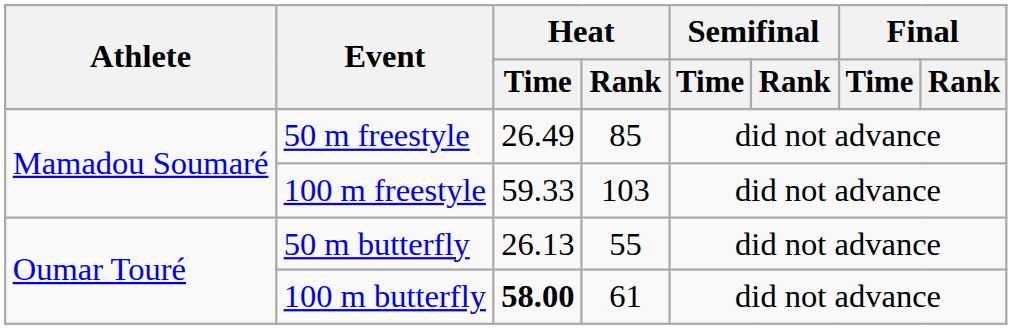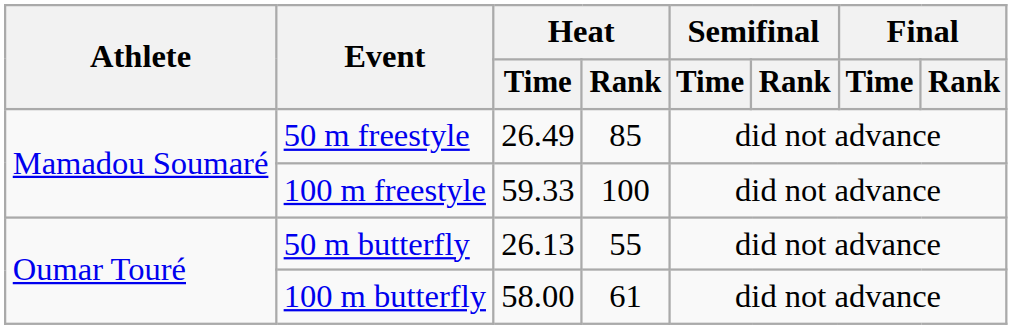(625, 189) 103 -> (625, 189) 100
(538, 297) bold -> (538, 297) normal
